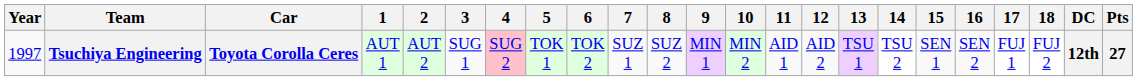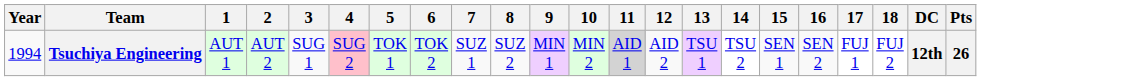- column: (284, 17)
(25, 52) 1997 -> (25, 52) 1994
(784, 52) no background -> (627, 52) lightgrey background
(1118, 52) 27 -> (961, 52) 26
